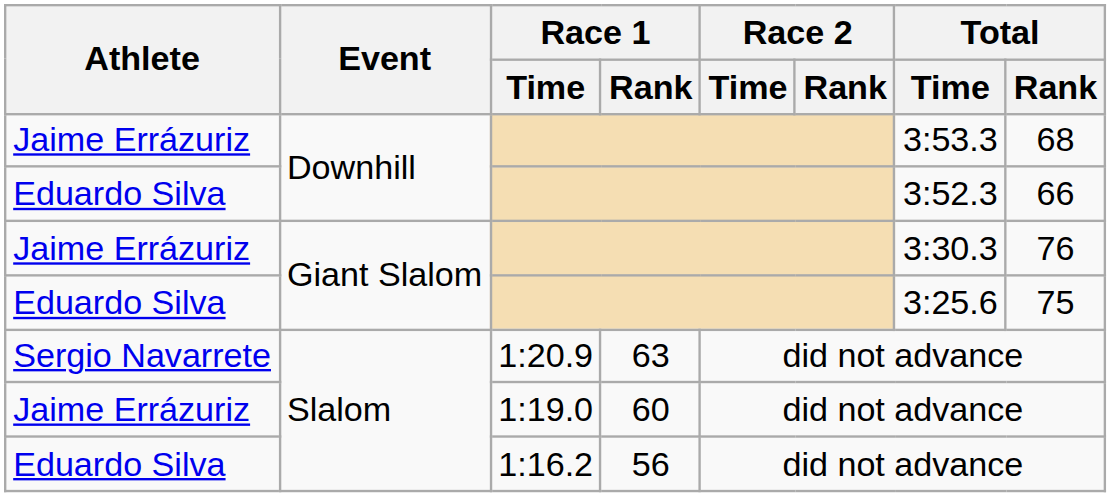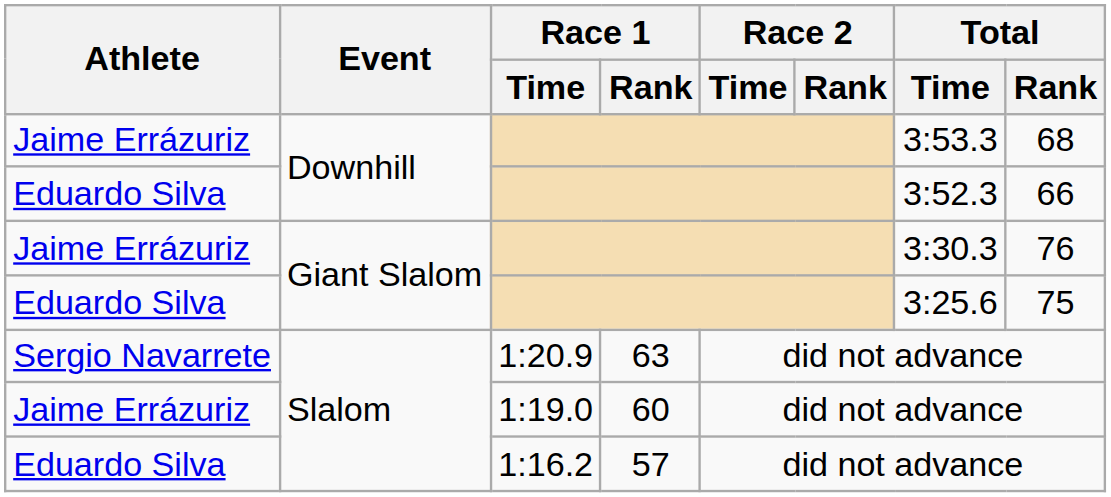(651, 464) 56 -> (651, 464) 57
